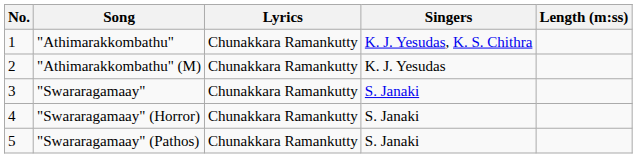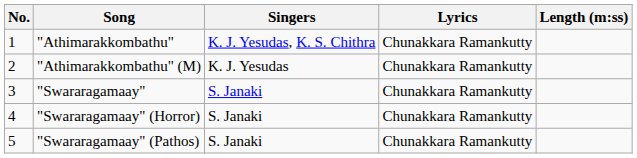columns swapped: (449, 17) <-> (283, 17)
